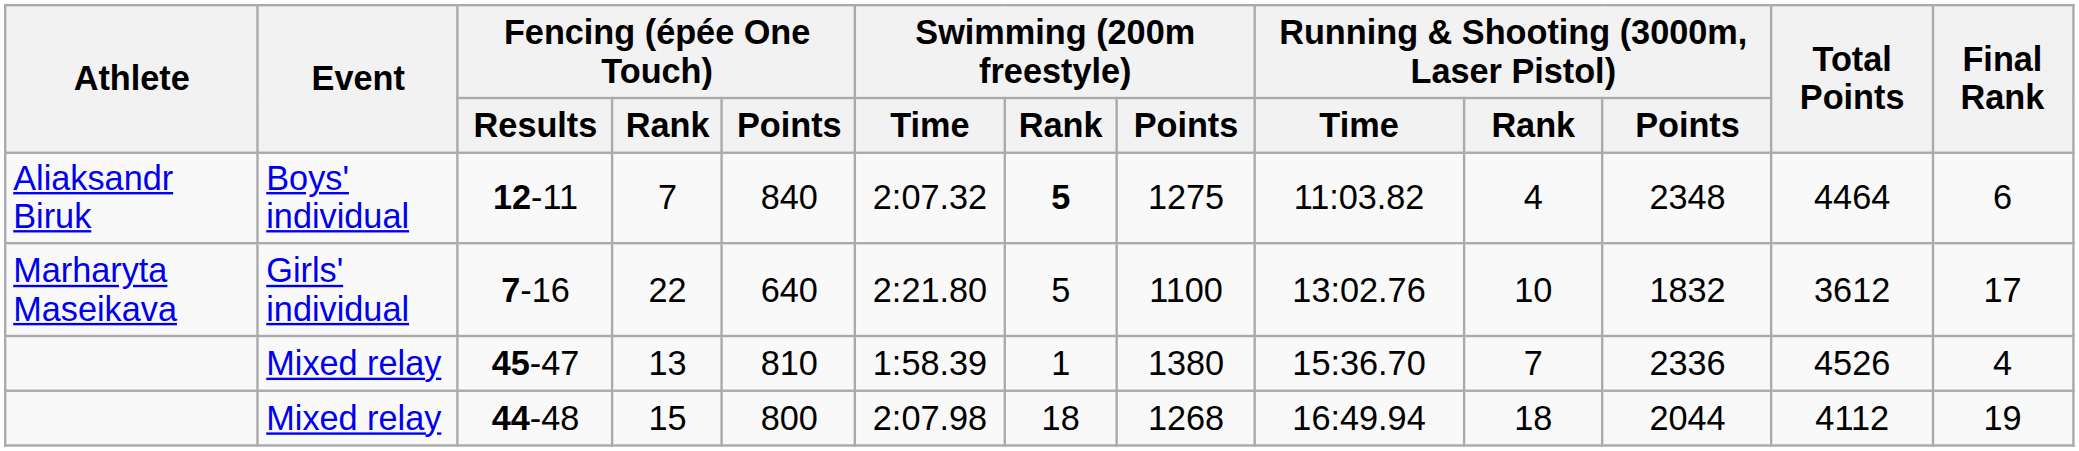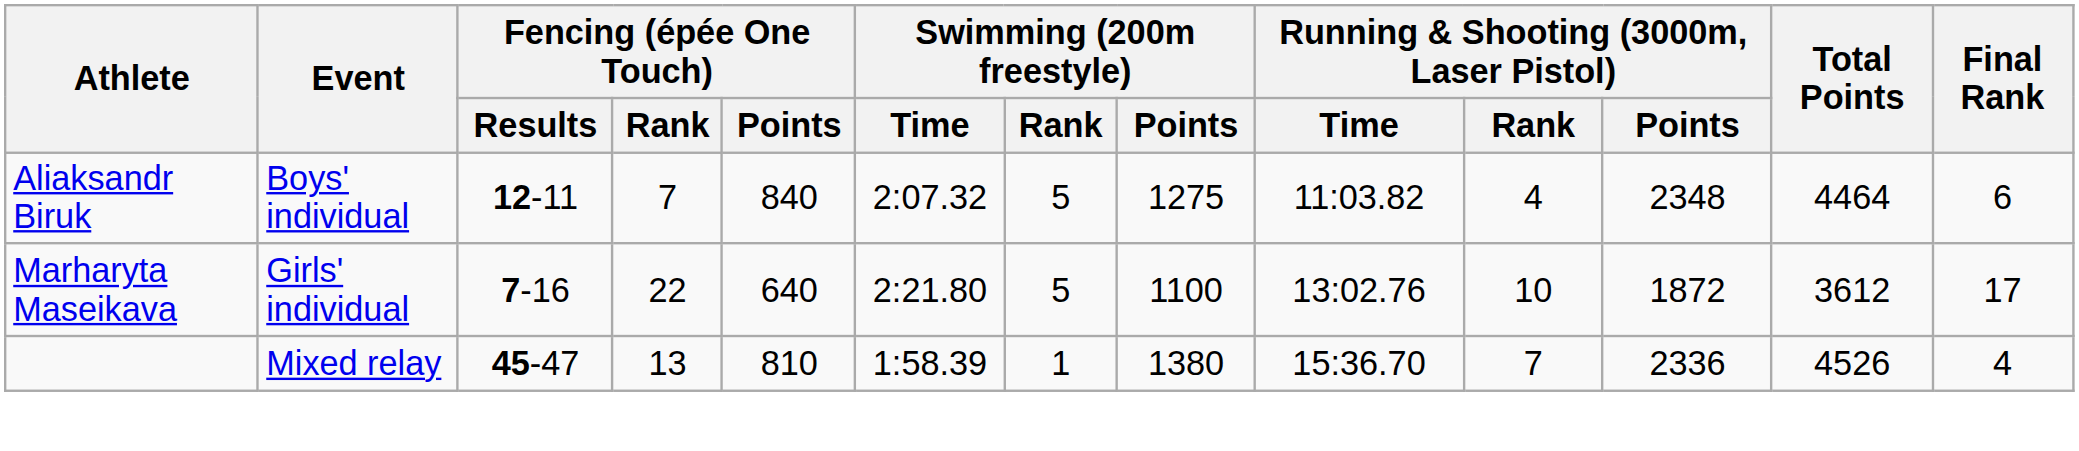(1061, 198) bold -> (1061, 198) normal
(1687, 290) 1832 -> (1687, 290) 1872
- row: (535, 418)
